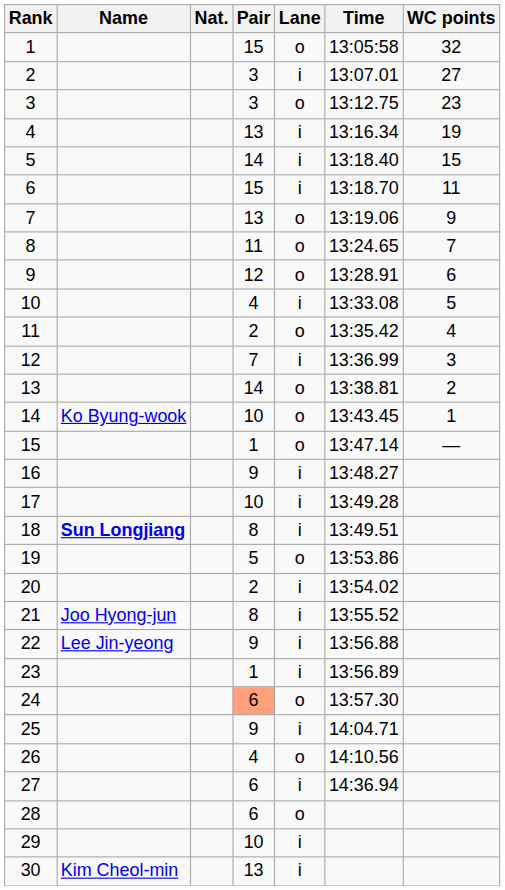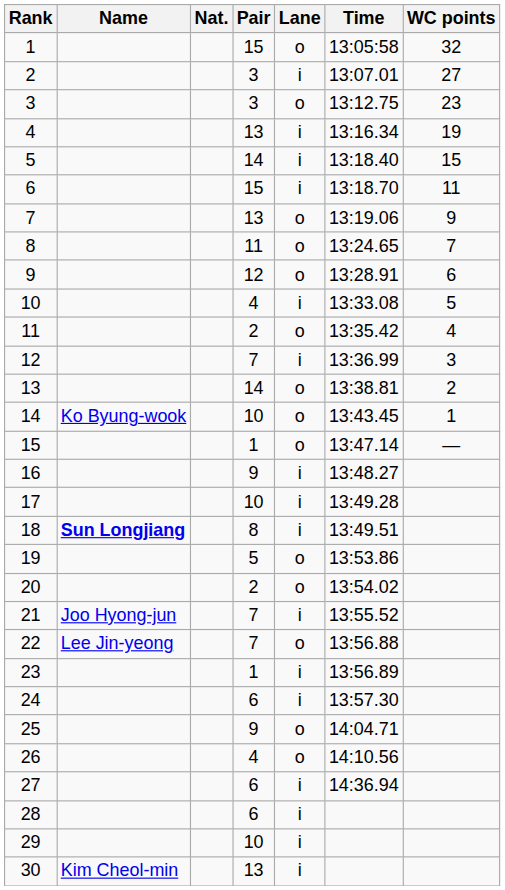(300, 587) i -> (300, 587) o
(254, 615) 8 -> (254, 615) 7
(254, 643) 9 -> (254, 643) 7
(300, 643) i -> (300, 643) o
(254, 700) lightsalmon background -> (254, 700) no background
(300, 700) o -> (300, 700) i
(300, 729) i -> (300, 729) o
(300, 814) o -> (300, 814) i
